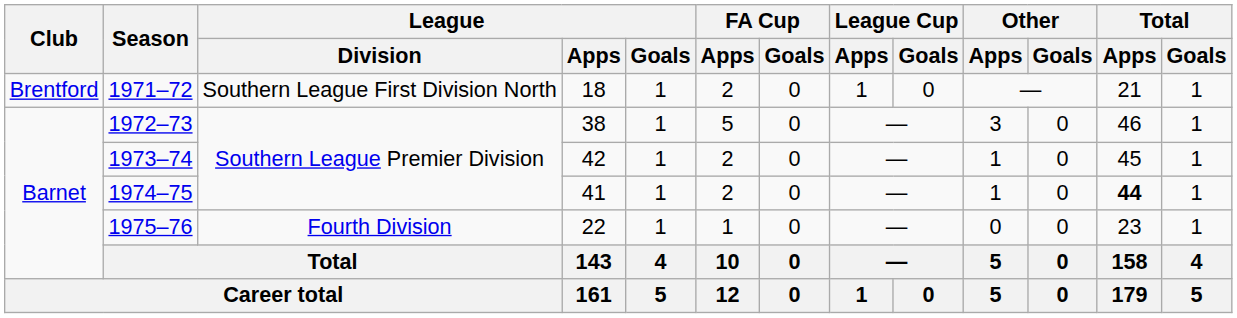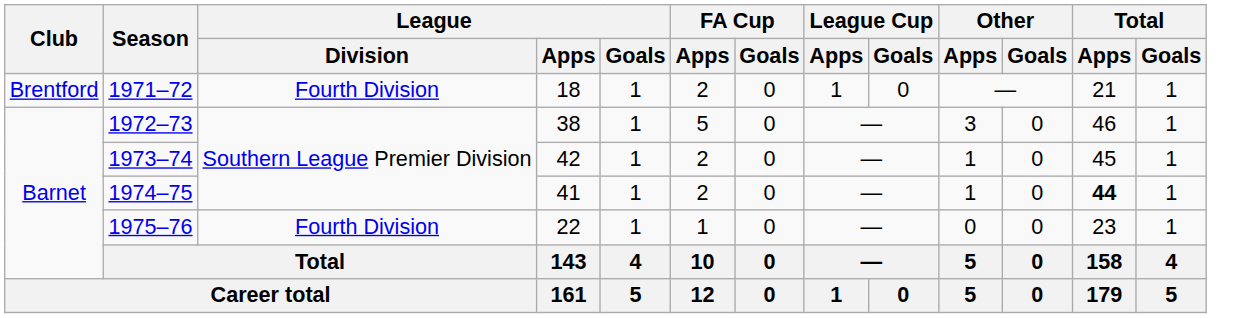(380, 90) Southern League First Division North -> (367, 90) Fourth Division
